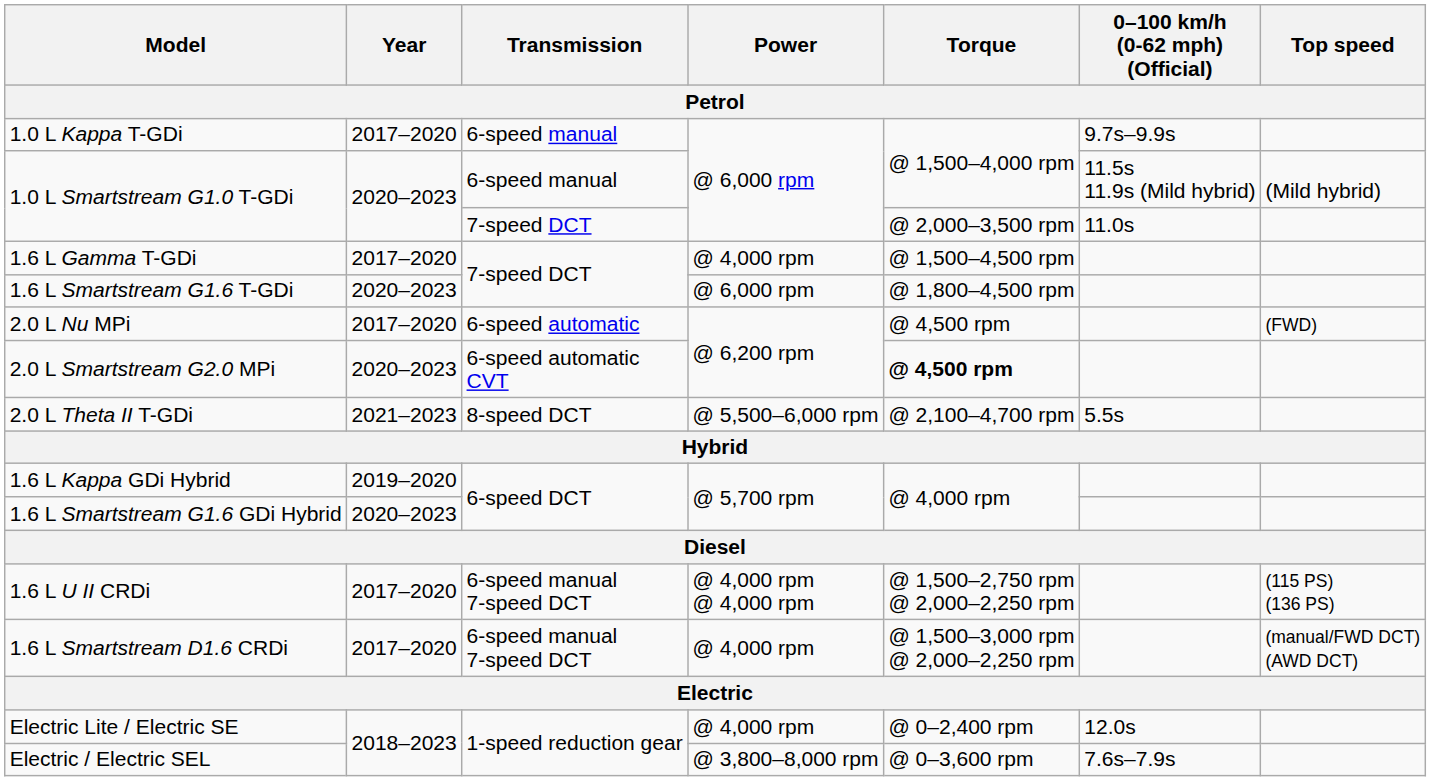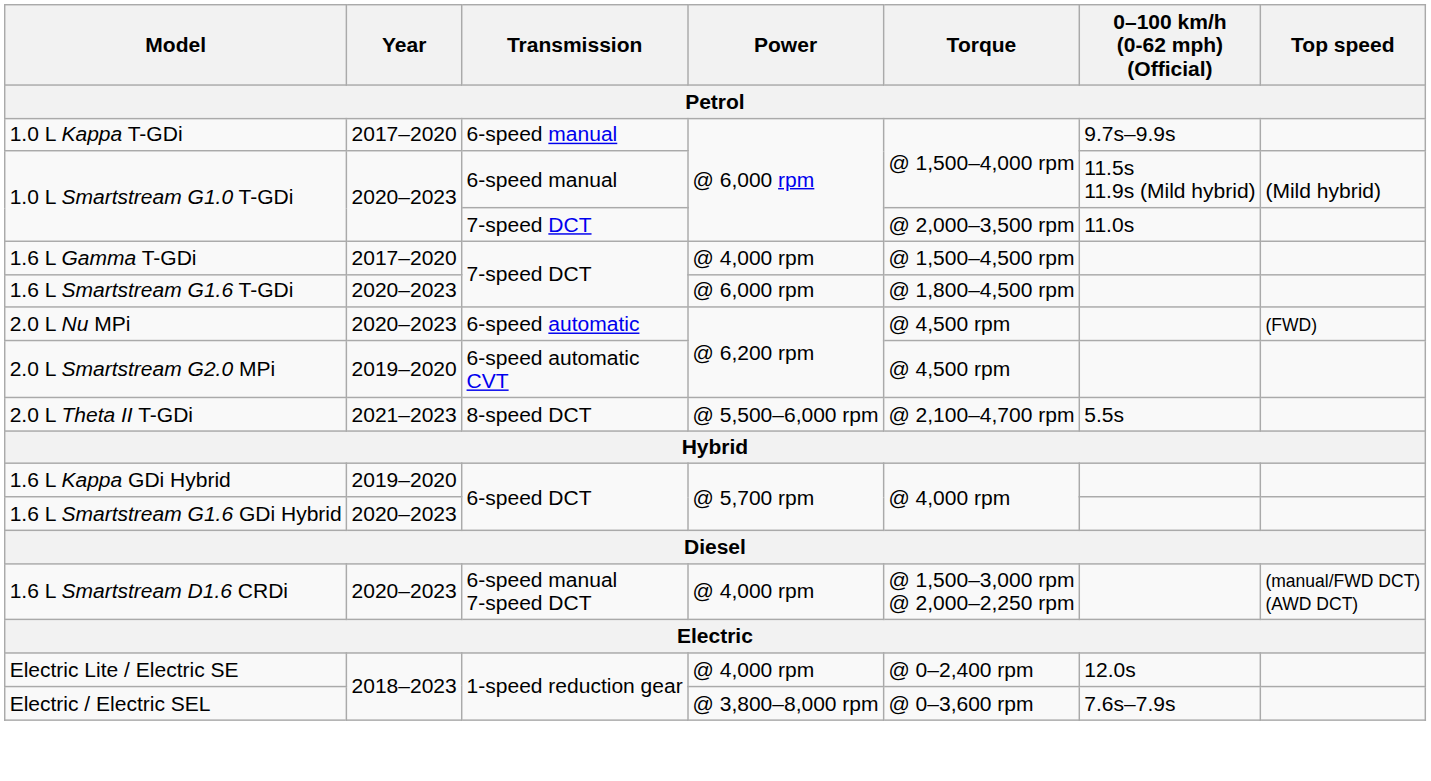(404, 324) 2017–2020 -> (404, 324) 2020–2023
(404, 369) 2020–2023 -> (404, 369) 2019–2020
(951, 369) bold -> (949, 369) normal
- row: (80, 592)
(404, 648) 2017–2020 -> (404, 592) 2020–2023
